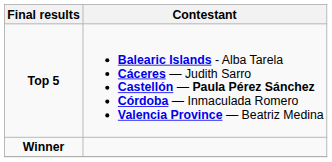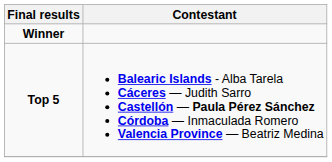rows swapped: (44, 147) <-> (44, 81)
